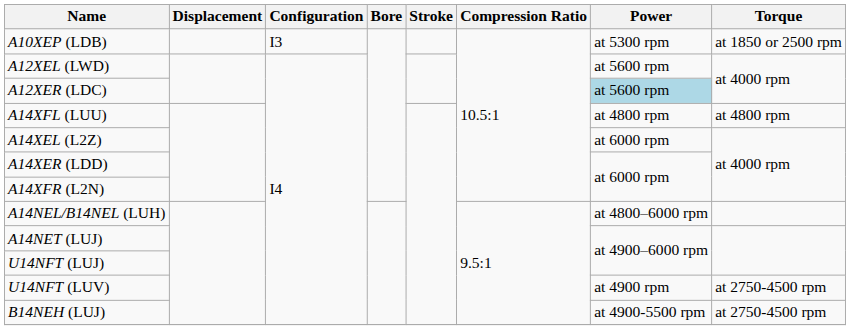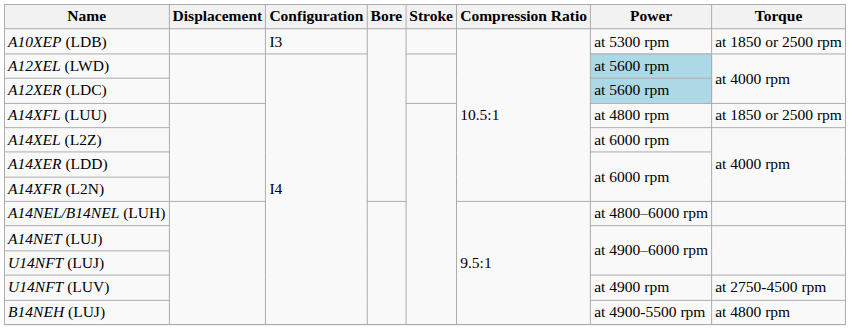(632, 66) no background -> (632, 66) lightblue background
(753, 115) at 4800 rpm -> (779, 115) at 1850 or 2500 rpm
(771, 312) at 2750-4500 rpm -> (753, 312) at 4800 rpm
